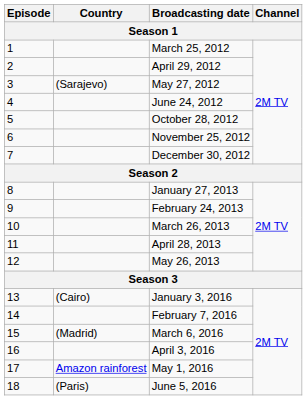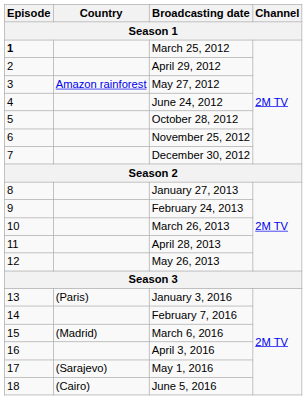(10, 48) normal -> (10, 48) bold
(81, 84) (Sarajevo) -> (101, 84) Amazon rainforest
(73, 297) (Cairo) -> (72, 297) (Paris)
(101, 368) Amazon rainforest -> (81, 368) (Sarajevo)
(72, 386) (Paris) -> (73, 386) (Cairo)
